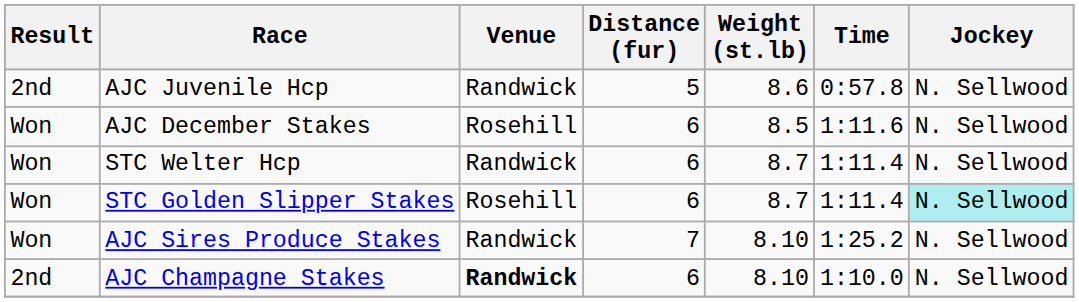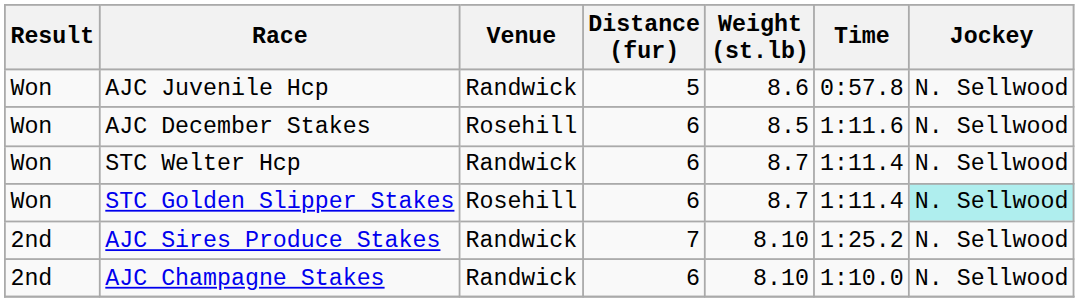(31, 89) 2nd -> (31, 89) Won
(31, 240) Won -> (31, 240) 2nd
(521, 278) bold -> (521, 278) normal
